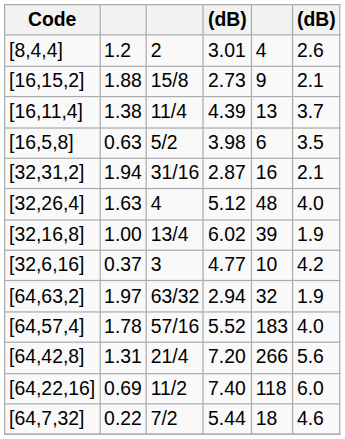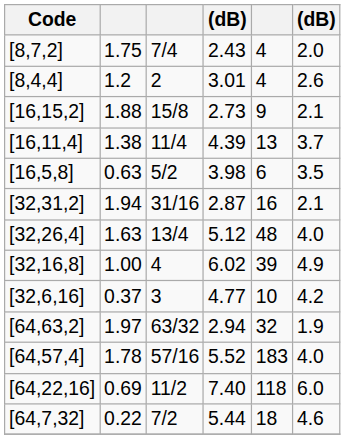+ row: (36, 50)
(156, 204) 4 -> (170, 234) 13/4
(170, 234) 13/4 -> (156, 265) 4
(310, 234) 1.9 -> (310, 265) 4.9
- row: (47, 357)
